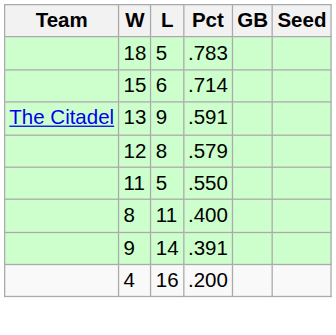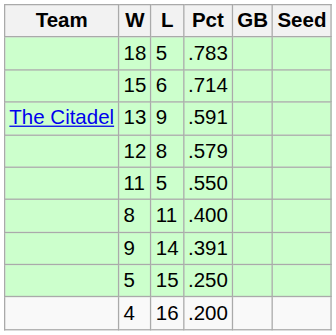+ row: (208, 280)
